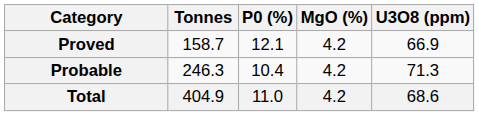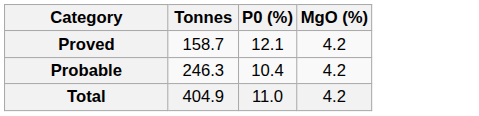- column: (423, 17)
